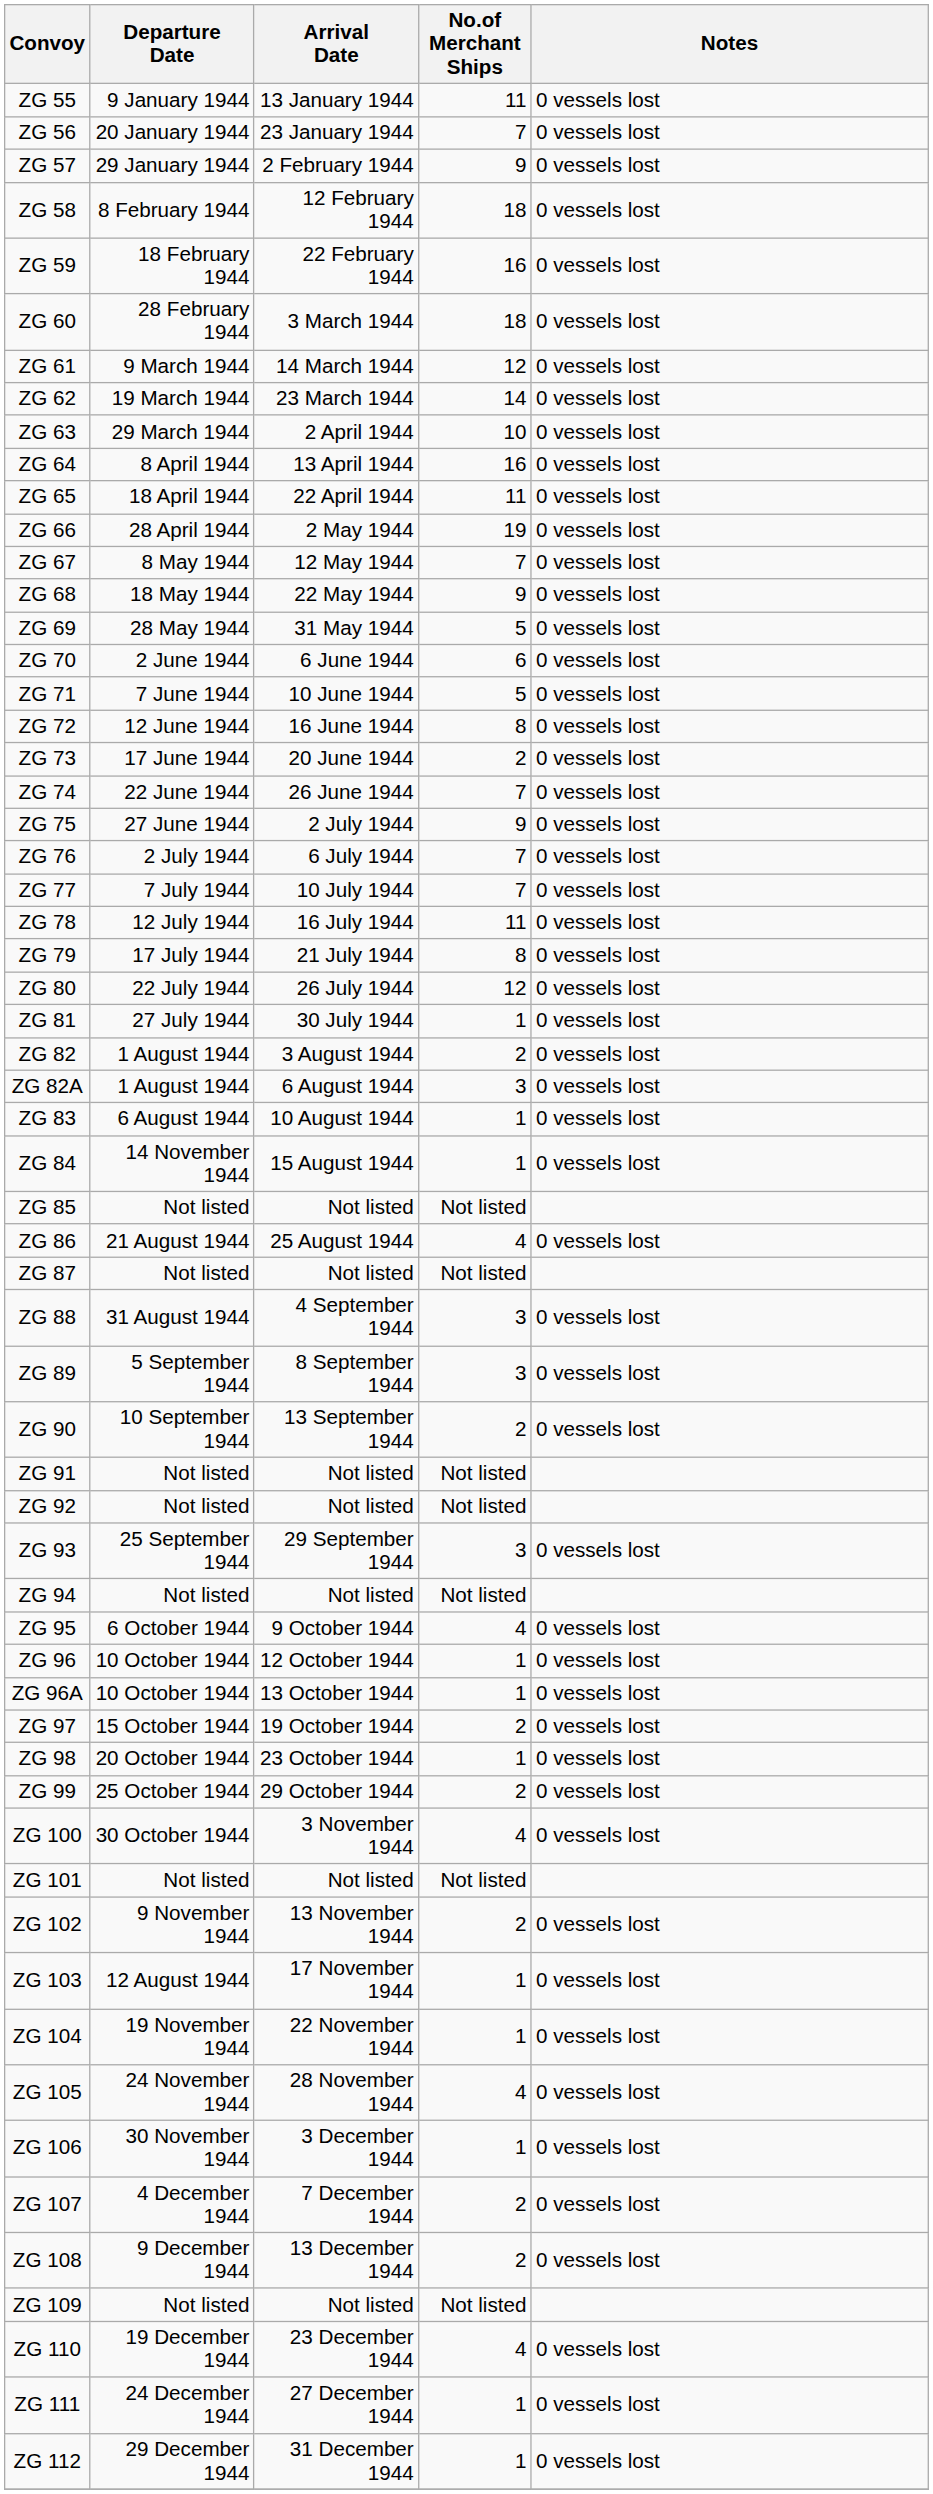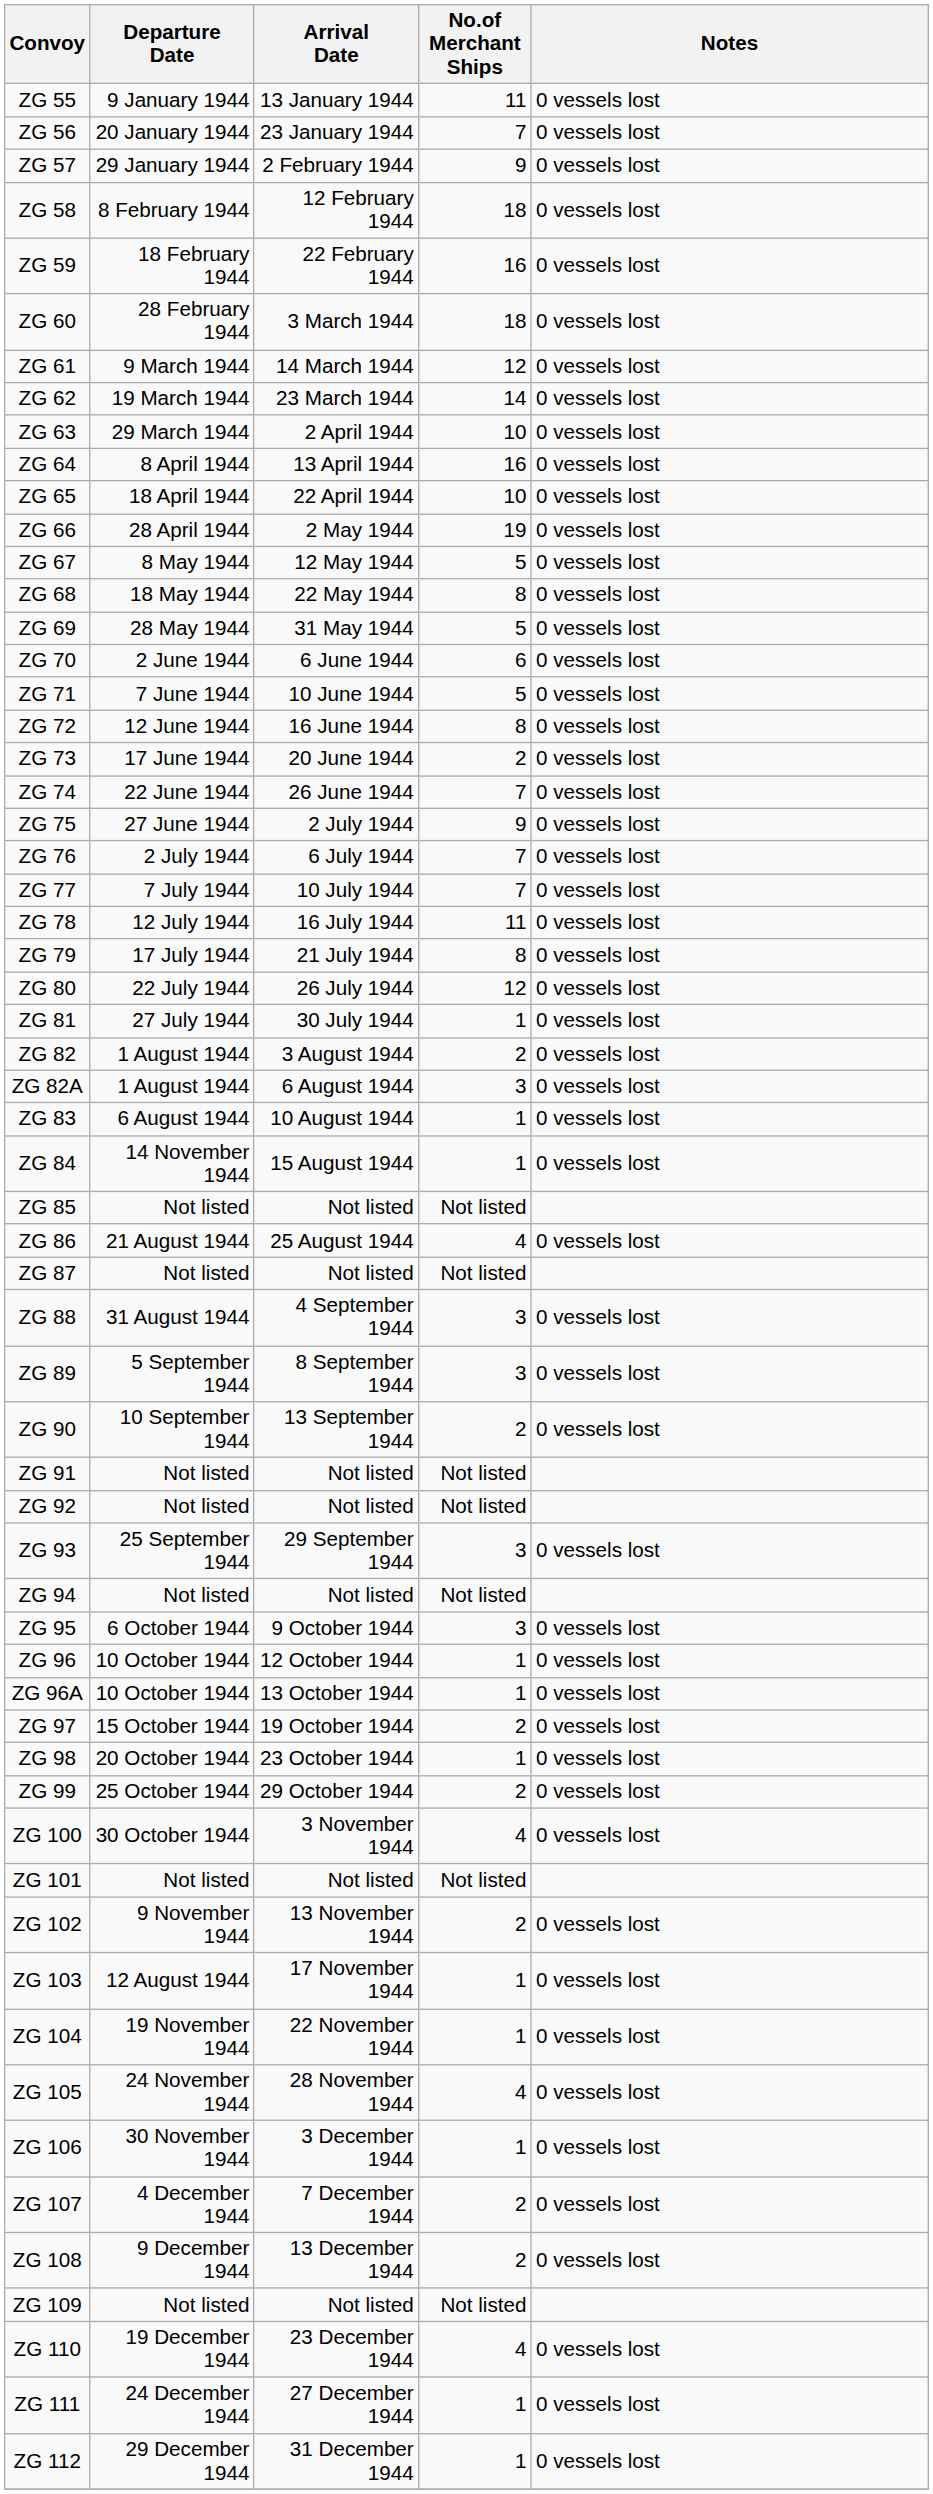(516, 497) 11 -> (515, 497) 10
(521, 562) 7 -> (521, 562) 5
(521, 595) 9 -> (521, 595) 8
(521, 1627) 4 -> (521, 1627) 3
